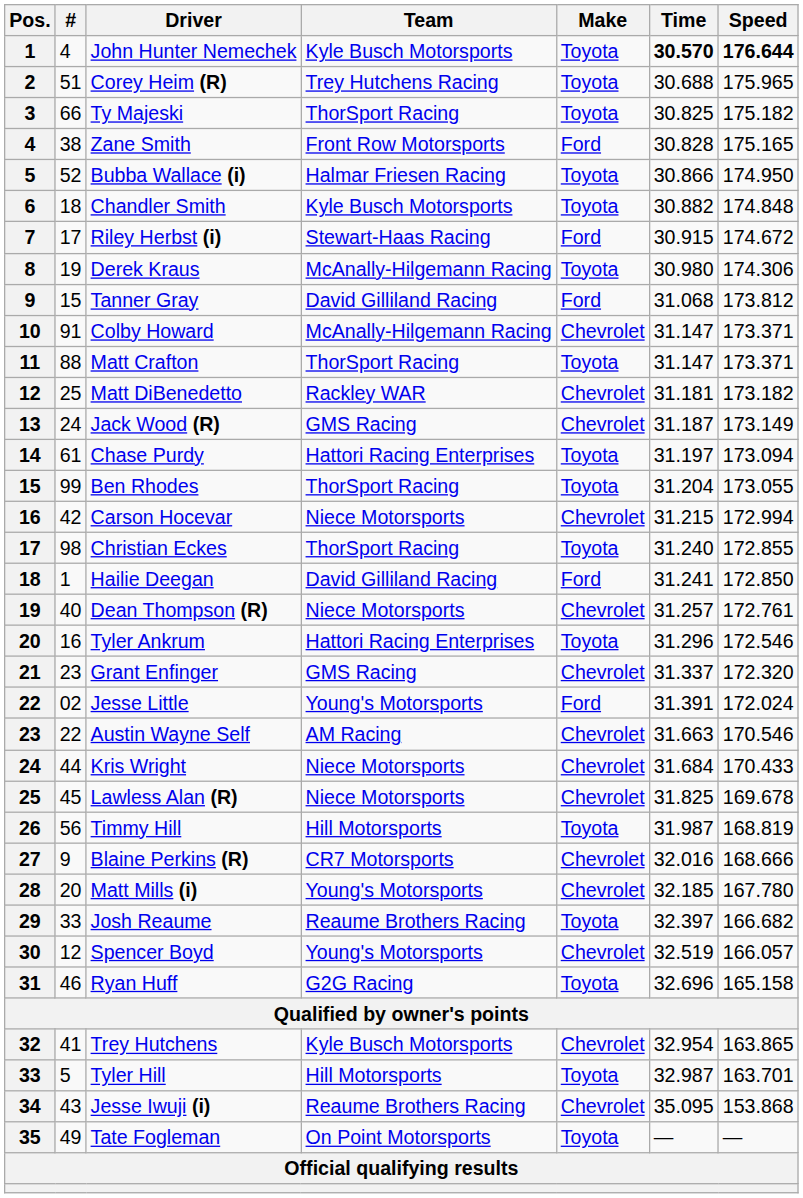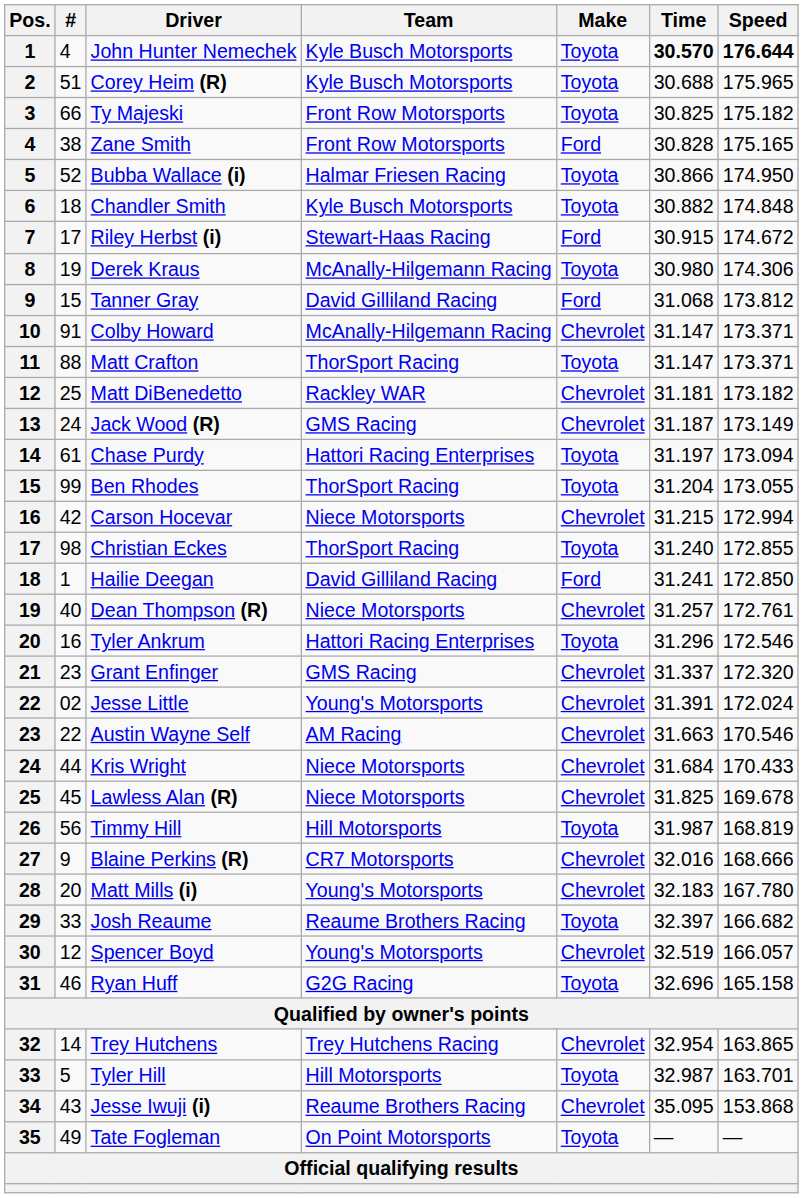(402, 82) Trey Hutchens Racing -> (409, 82) Kyle Busch Motorsports
(382, 113) ThorSport Racing -> (405, 113) Front Row Motorsports
(581, 703) Ford -> (603, 703) Chevrolet
(684, 889) 32.185 -> (684, 889) 32.183
(71, 1045) 41 -> (71, 1045) 14
(409, 1045) Kyle Busch Motorsports -> (402, 1045) Trey Hutchens Racing
